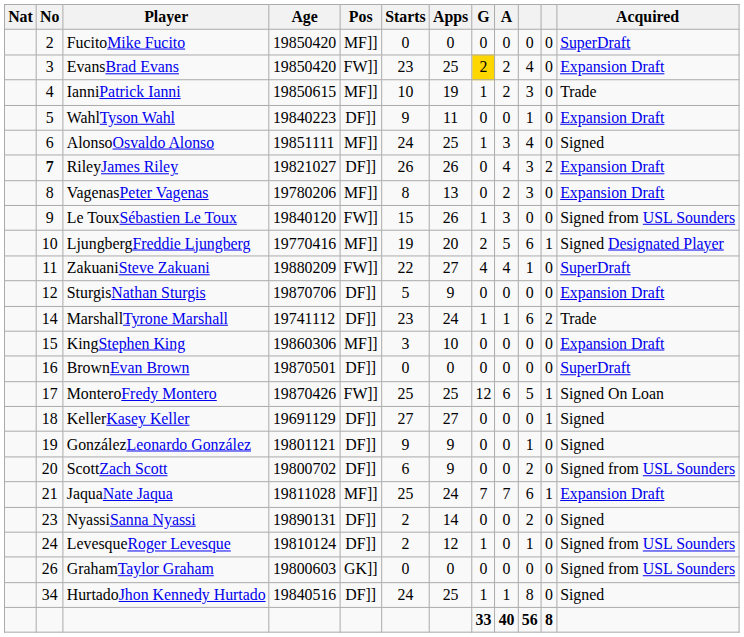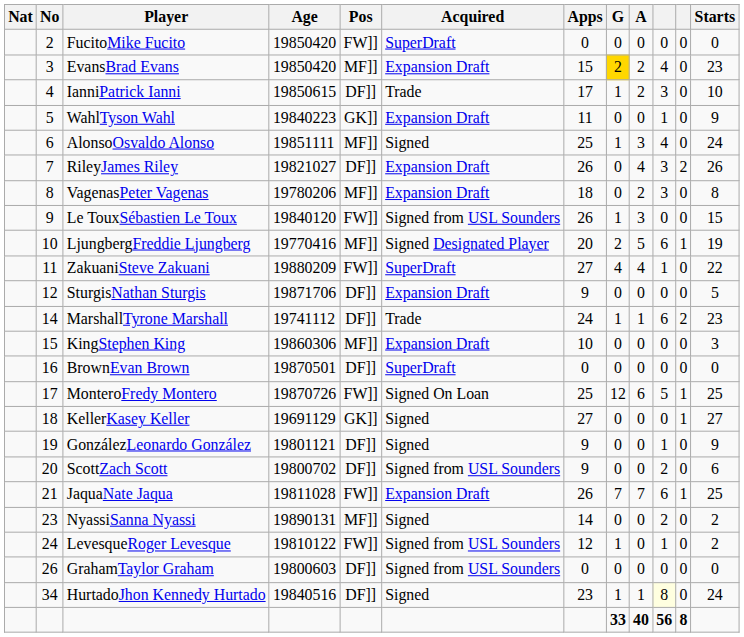columns swapped: (405, 17) <-> (648, 17)
(361, 42) MF]] -> (361, 42) FW]]
(361, 67) FW]] -> (361, 67) MF]]
(451, 67) 25 -> (585, 67) 15
(361, 92) MF]] -> (361, 92) DF]]
(451, 92) 19 -> (585, 92) 17
(361, 117) DF]] -> (361, 117) GK]]
(50, 167) bold -> (50, 167) normal
(451, 192) 13 -> (585, 192) 18
(305, 293) 19870706 -> (305, 293) 19871706
(305, 393) 19870426 -> (305, 393) 19870726
(361, 419) DF]] -> (361, 419) GK]]
(361, 494) MF]] -> (361, 494) FW]]
(451, 494) 24 -> (585, 494) 26
(361, 519) DF]] -> (361, 519) MF]]
(305, 544) 19810124 -> (305, 544) 19810122
(361, 544) DF]] -> (361, 544) FW]]
(361, 569) GK]] -> (361, 569) DF]]
(451, 594) 25 -> (585, 594) 23
(530, 594) no background -> (664, 594) lightyellow background
